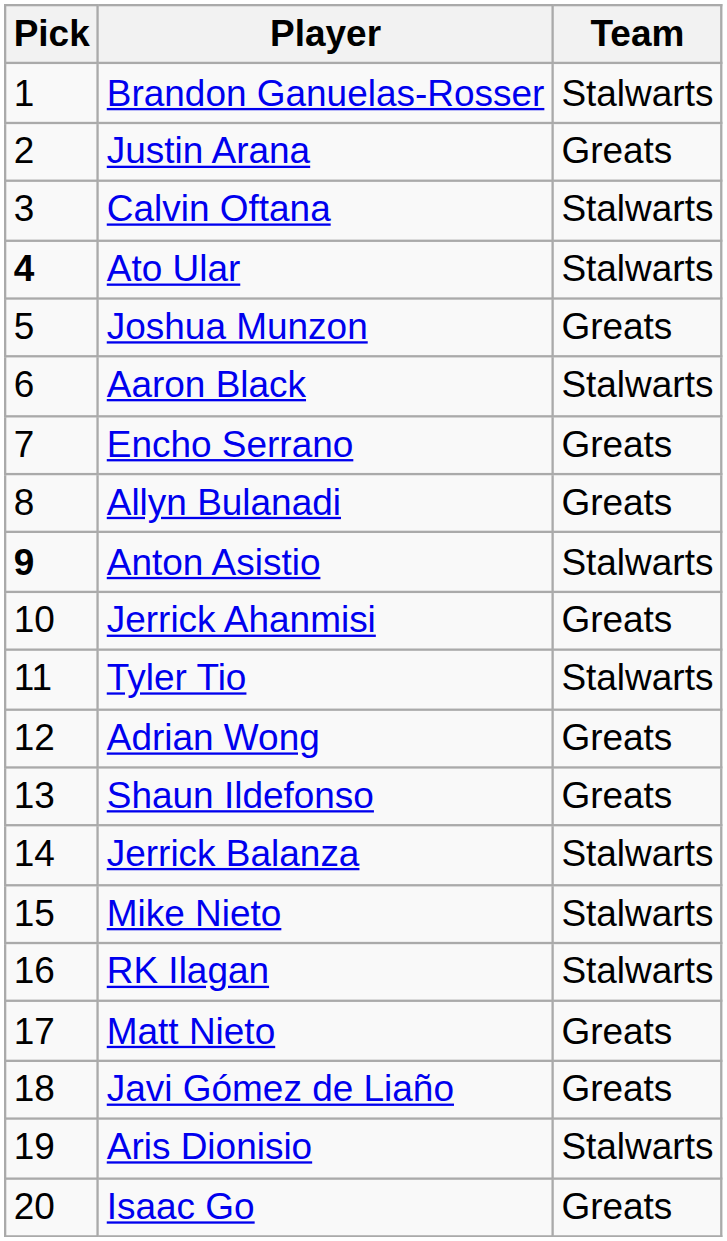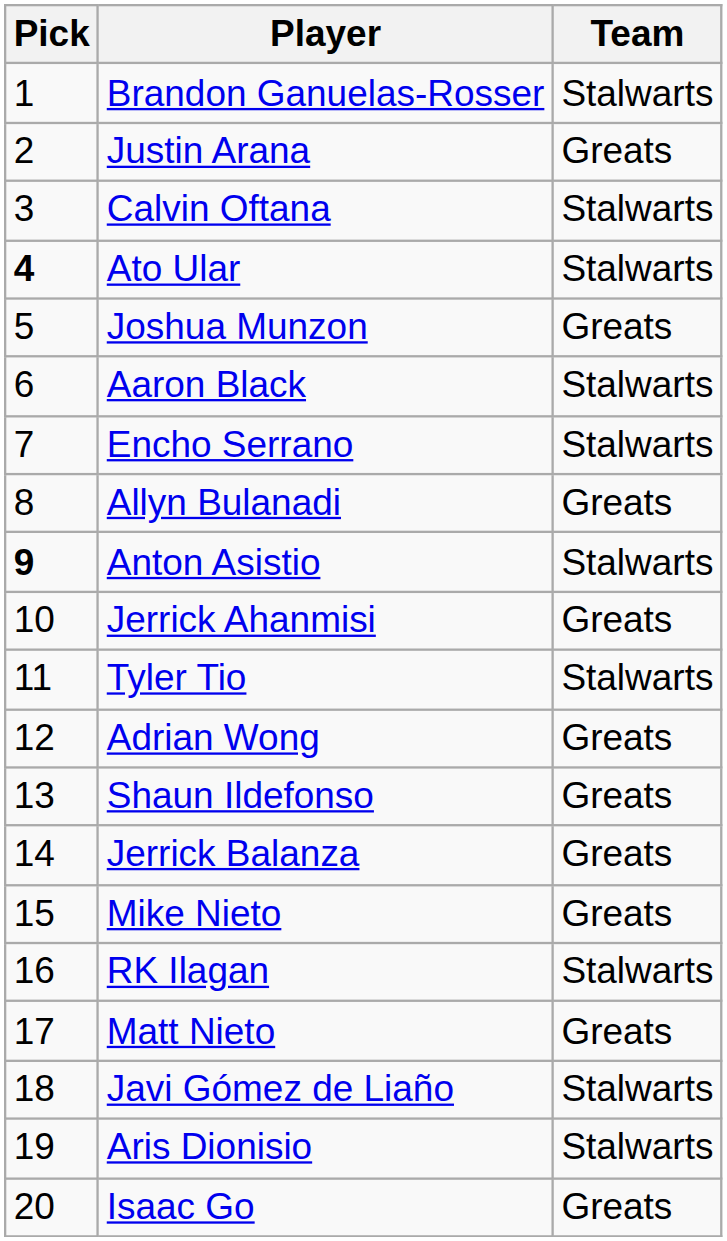(617, 444) Greats -> (637, 444) Stalwarts
(637, 854) Stalwarts -> (617, 854) Greats
(637, 913) Stalwarts -> (617, 913) Greats
(617, 1088) Greats -> (637, 1088) Stalwarts
